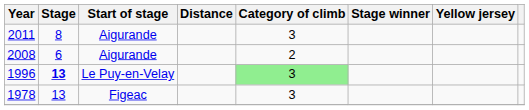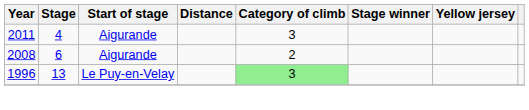(58, 34) 8 -> (58, 34) 4
(58, 74) bold -> (58, 74) normal
- row: (21, 94)
